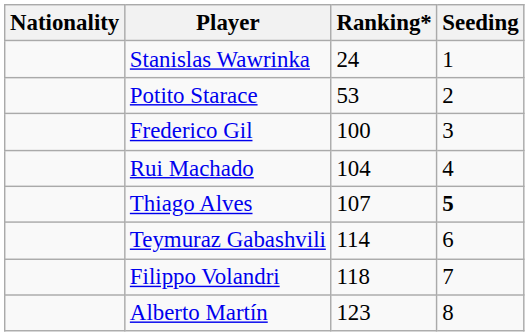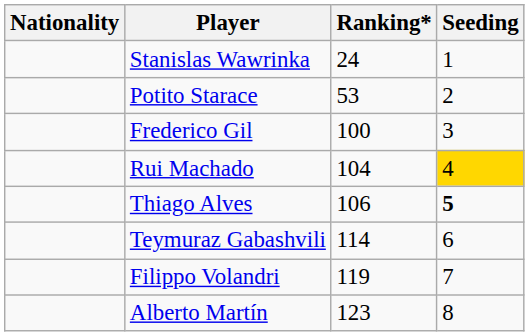(448, 167) no background -> (448, 167) gold background
(354, 204) 107 -> (354, 204) 106
(353, 276) 118 -> (353, 276) 119
